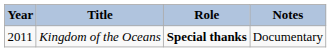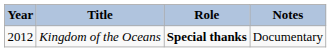(20, 36) 2011 -> (20, 36) 2012
